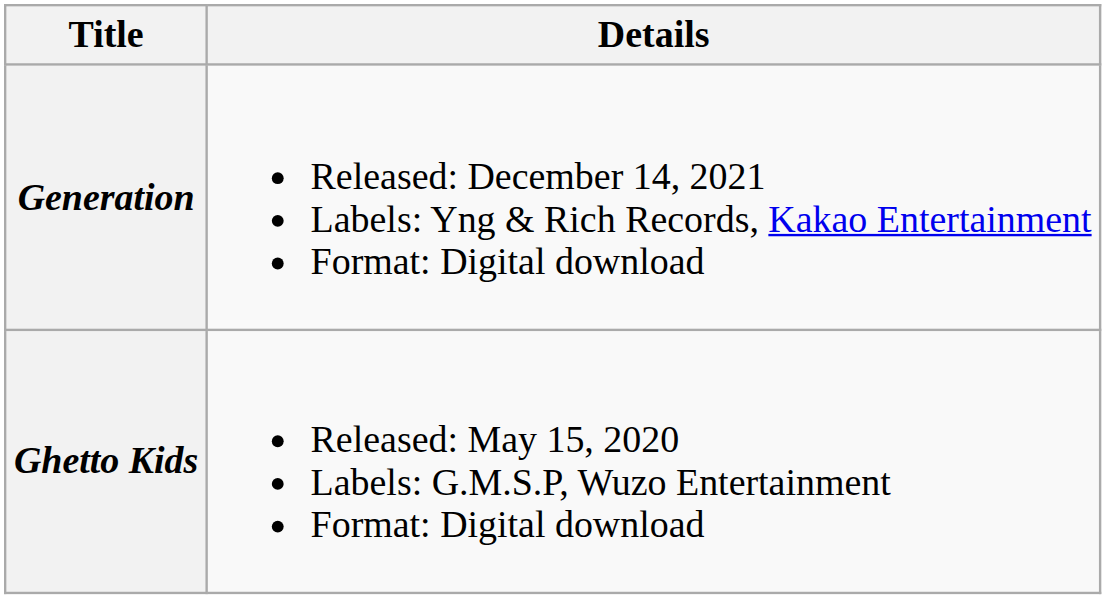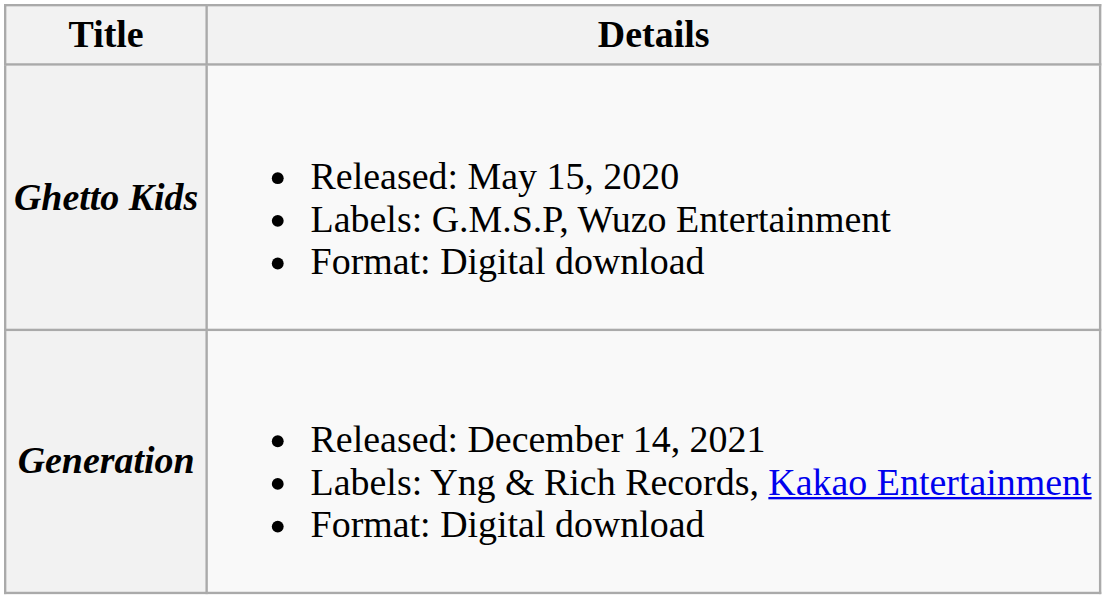rows swapped: (106, 460) <-> (106, 196)
